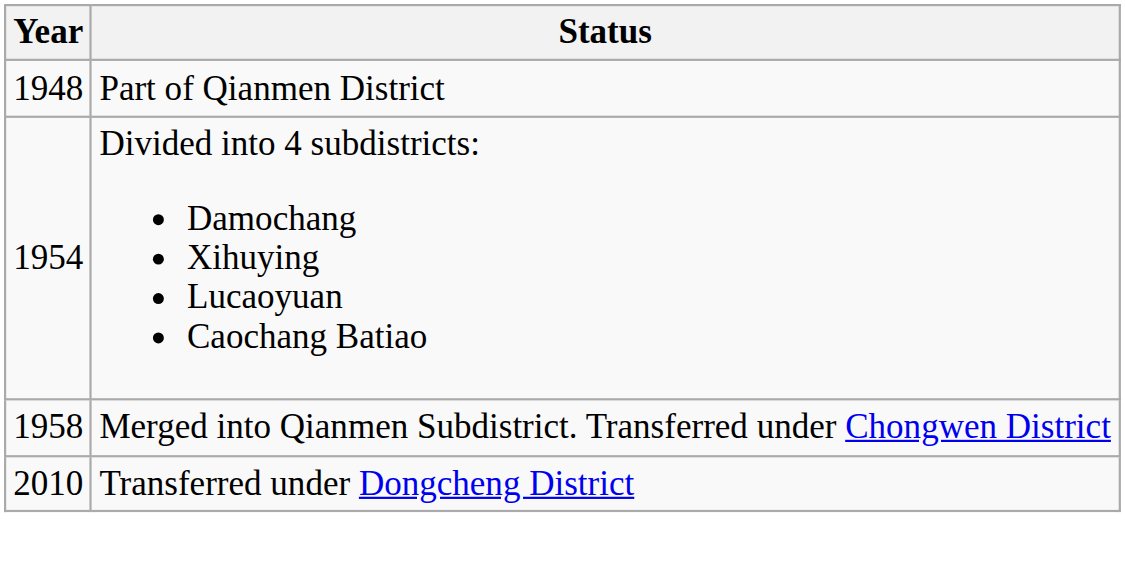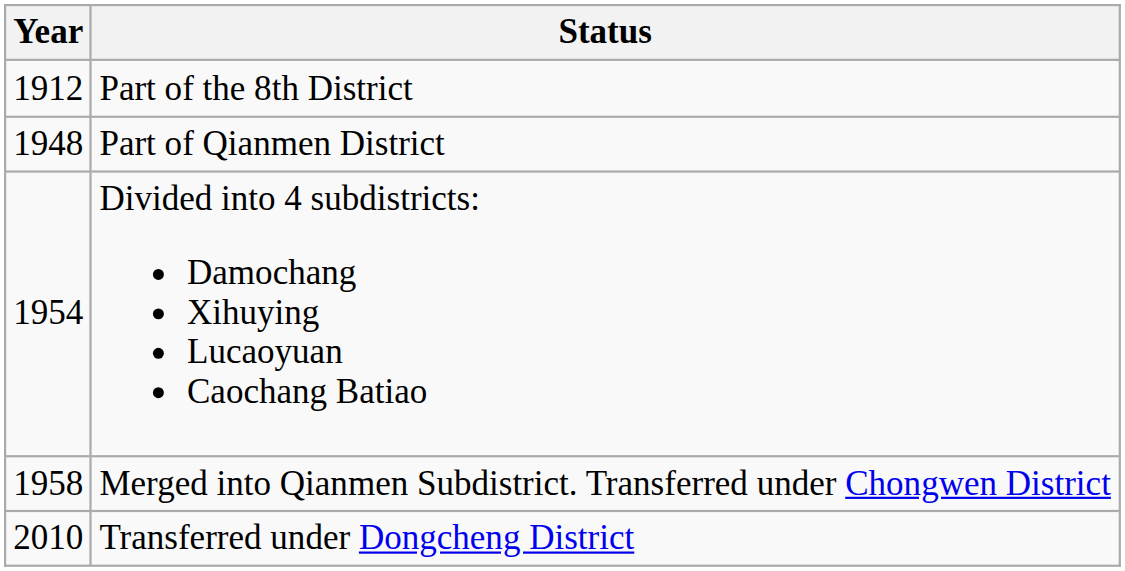+ row: (256, 87)
